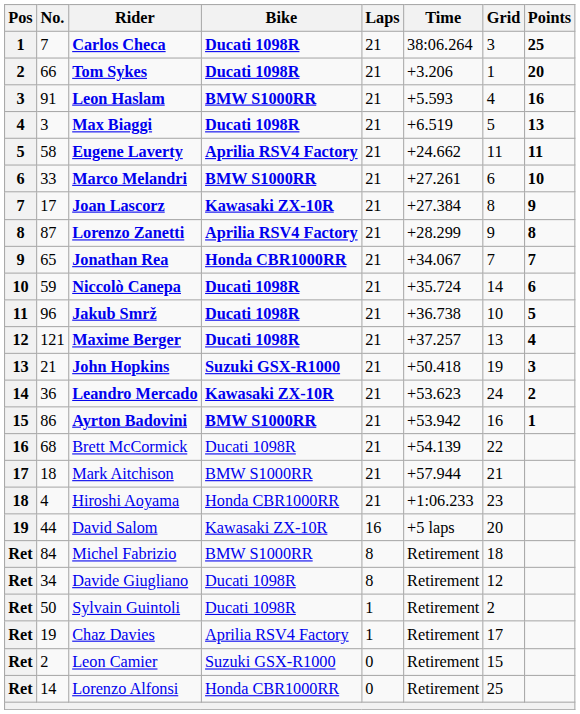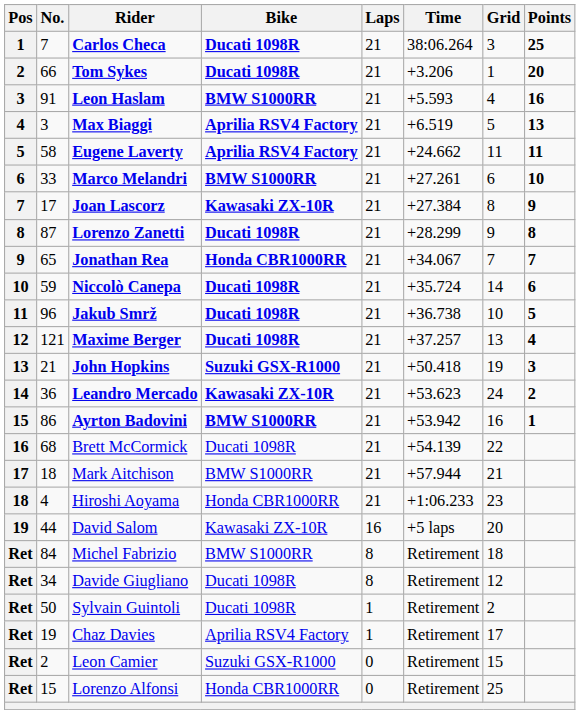(252, 125) Ducati 1098R -> (281, 125) Aprilia RSV4 Factory
(281, 232) Aprilia RSV4 Factory -> (252, 232) Ducati 1098R
(48, 688) 14 -> (48, 688) 15
